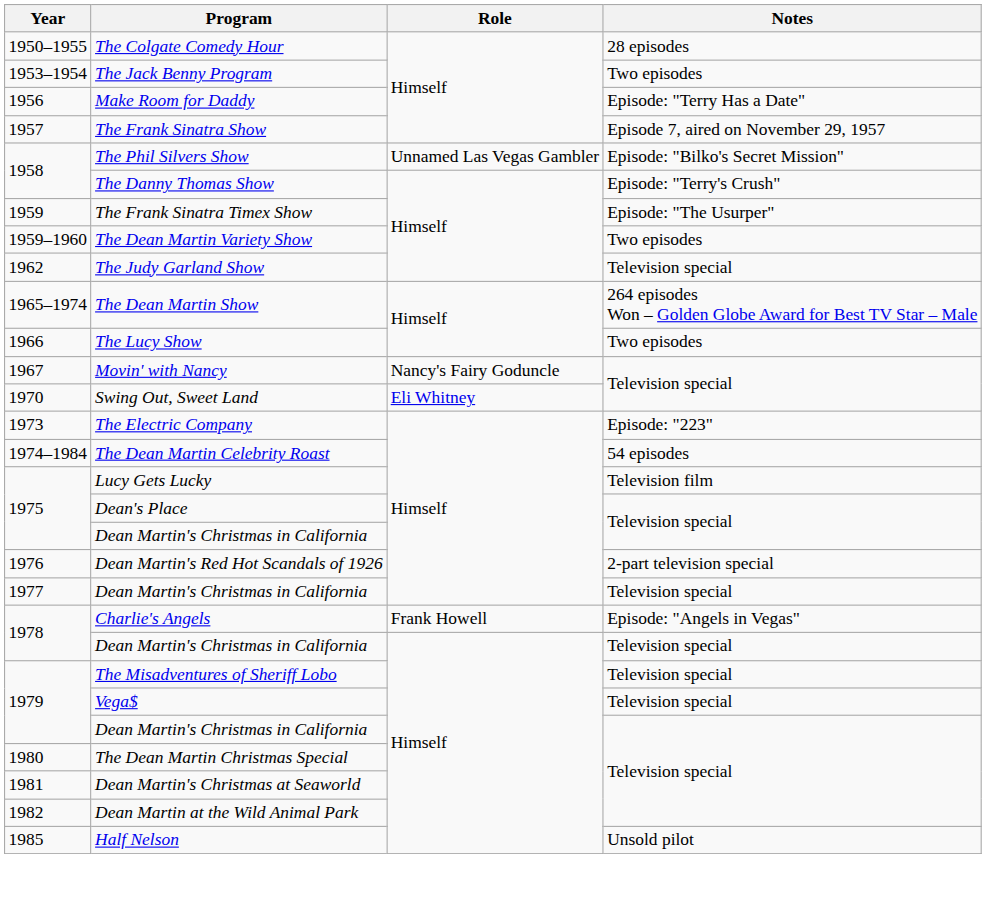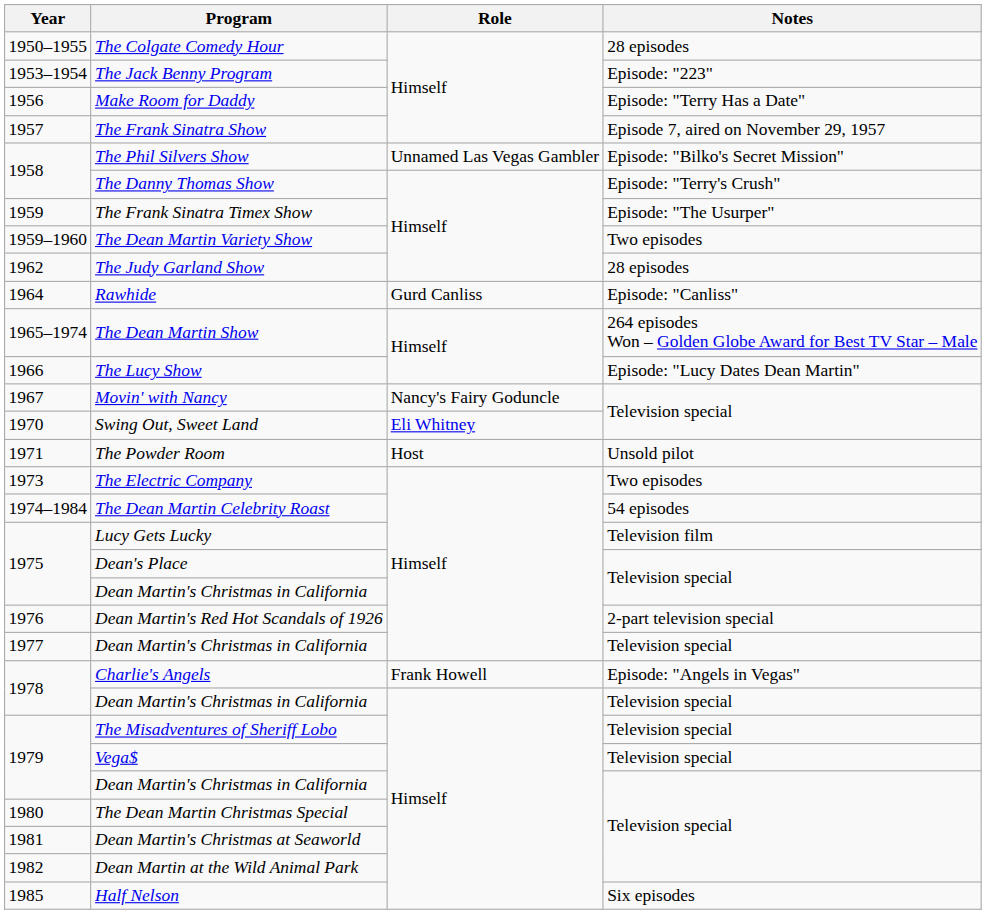(655, 73) Two episodes -> (660, 73) Episode: "223"
(670, 267) Television special -> (648, 267) 28 episodes
+ row: (26, 294)
(655, 342) Two episodes -> (733, 369) Episode: "Lucy Dates Dean Martin"
+ row: (26, 452)
(660, 425) Episode: "223" -> (655, 480) Two episodes
(651, 840) Unsold pilot -> (651, 895) Six episodes
